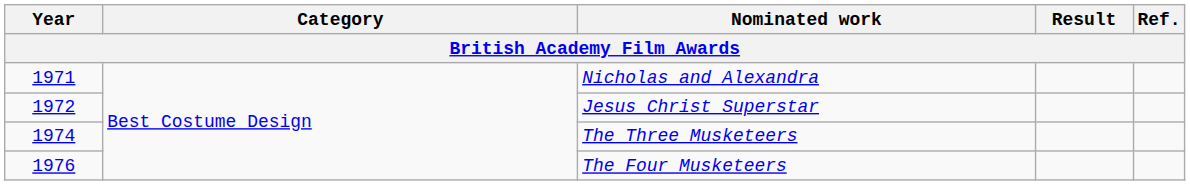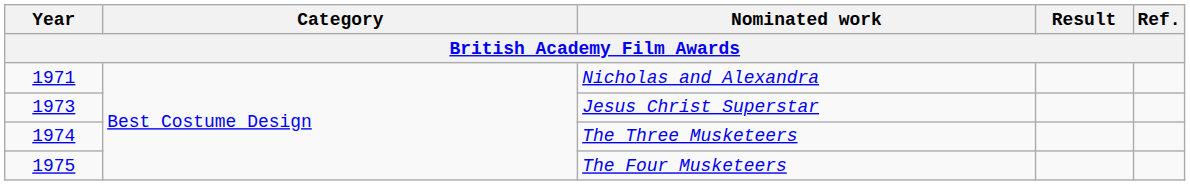(54, 107) 1972 -> (54, 107) 1973
(54, 166) 1976 -> (54, 166) 1975
